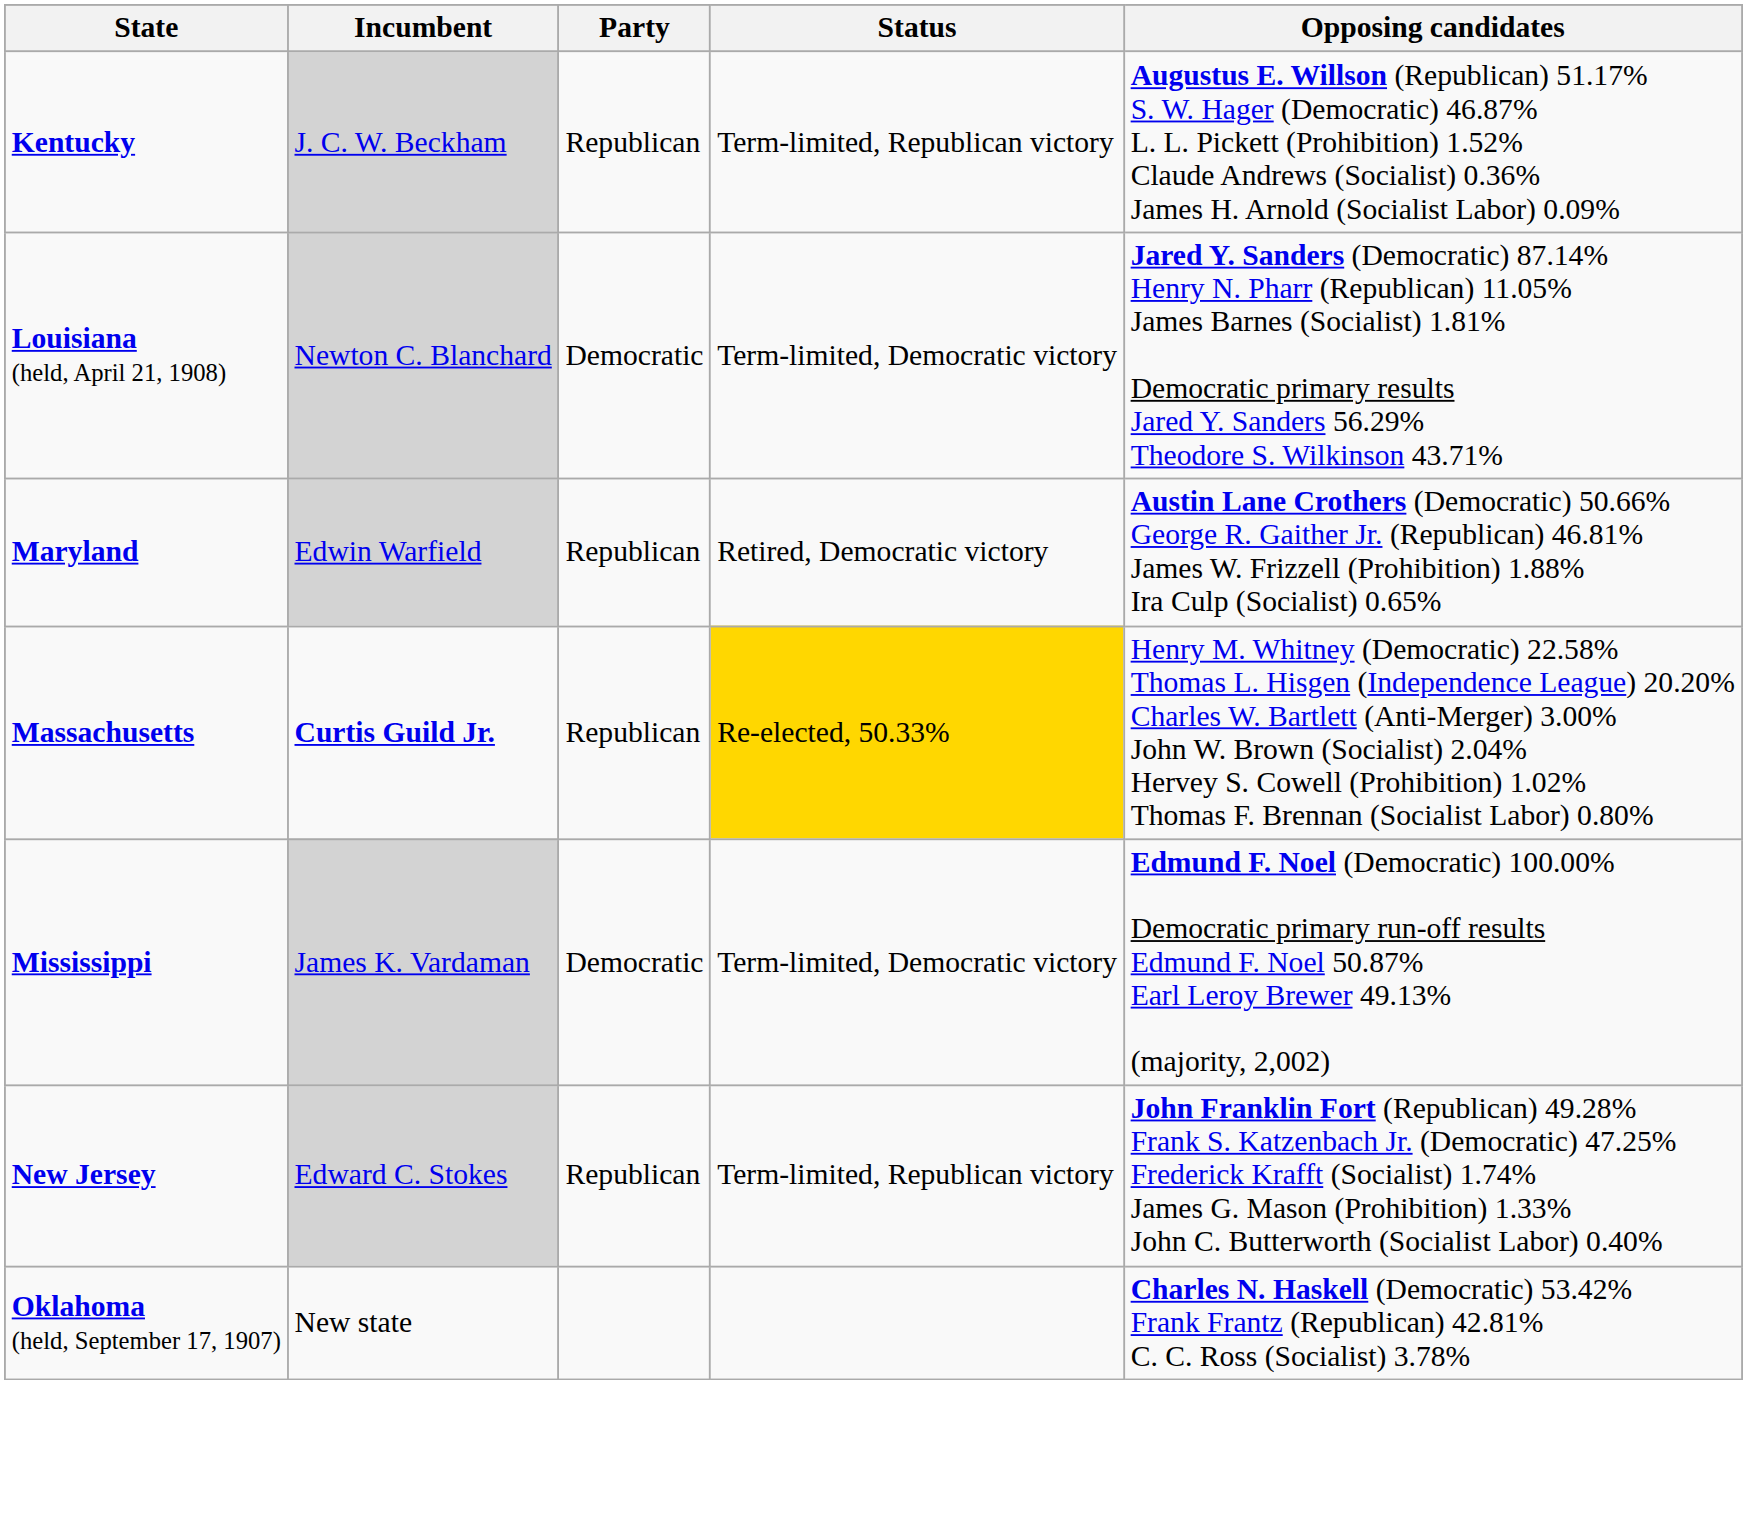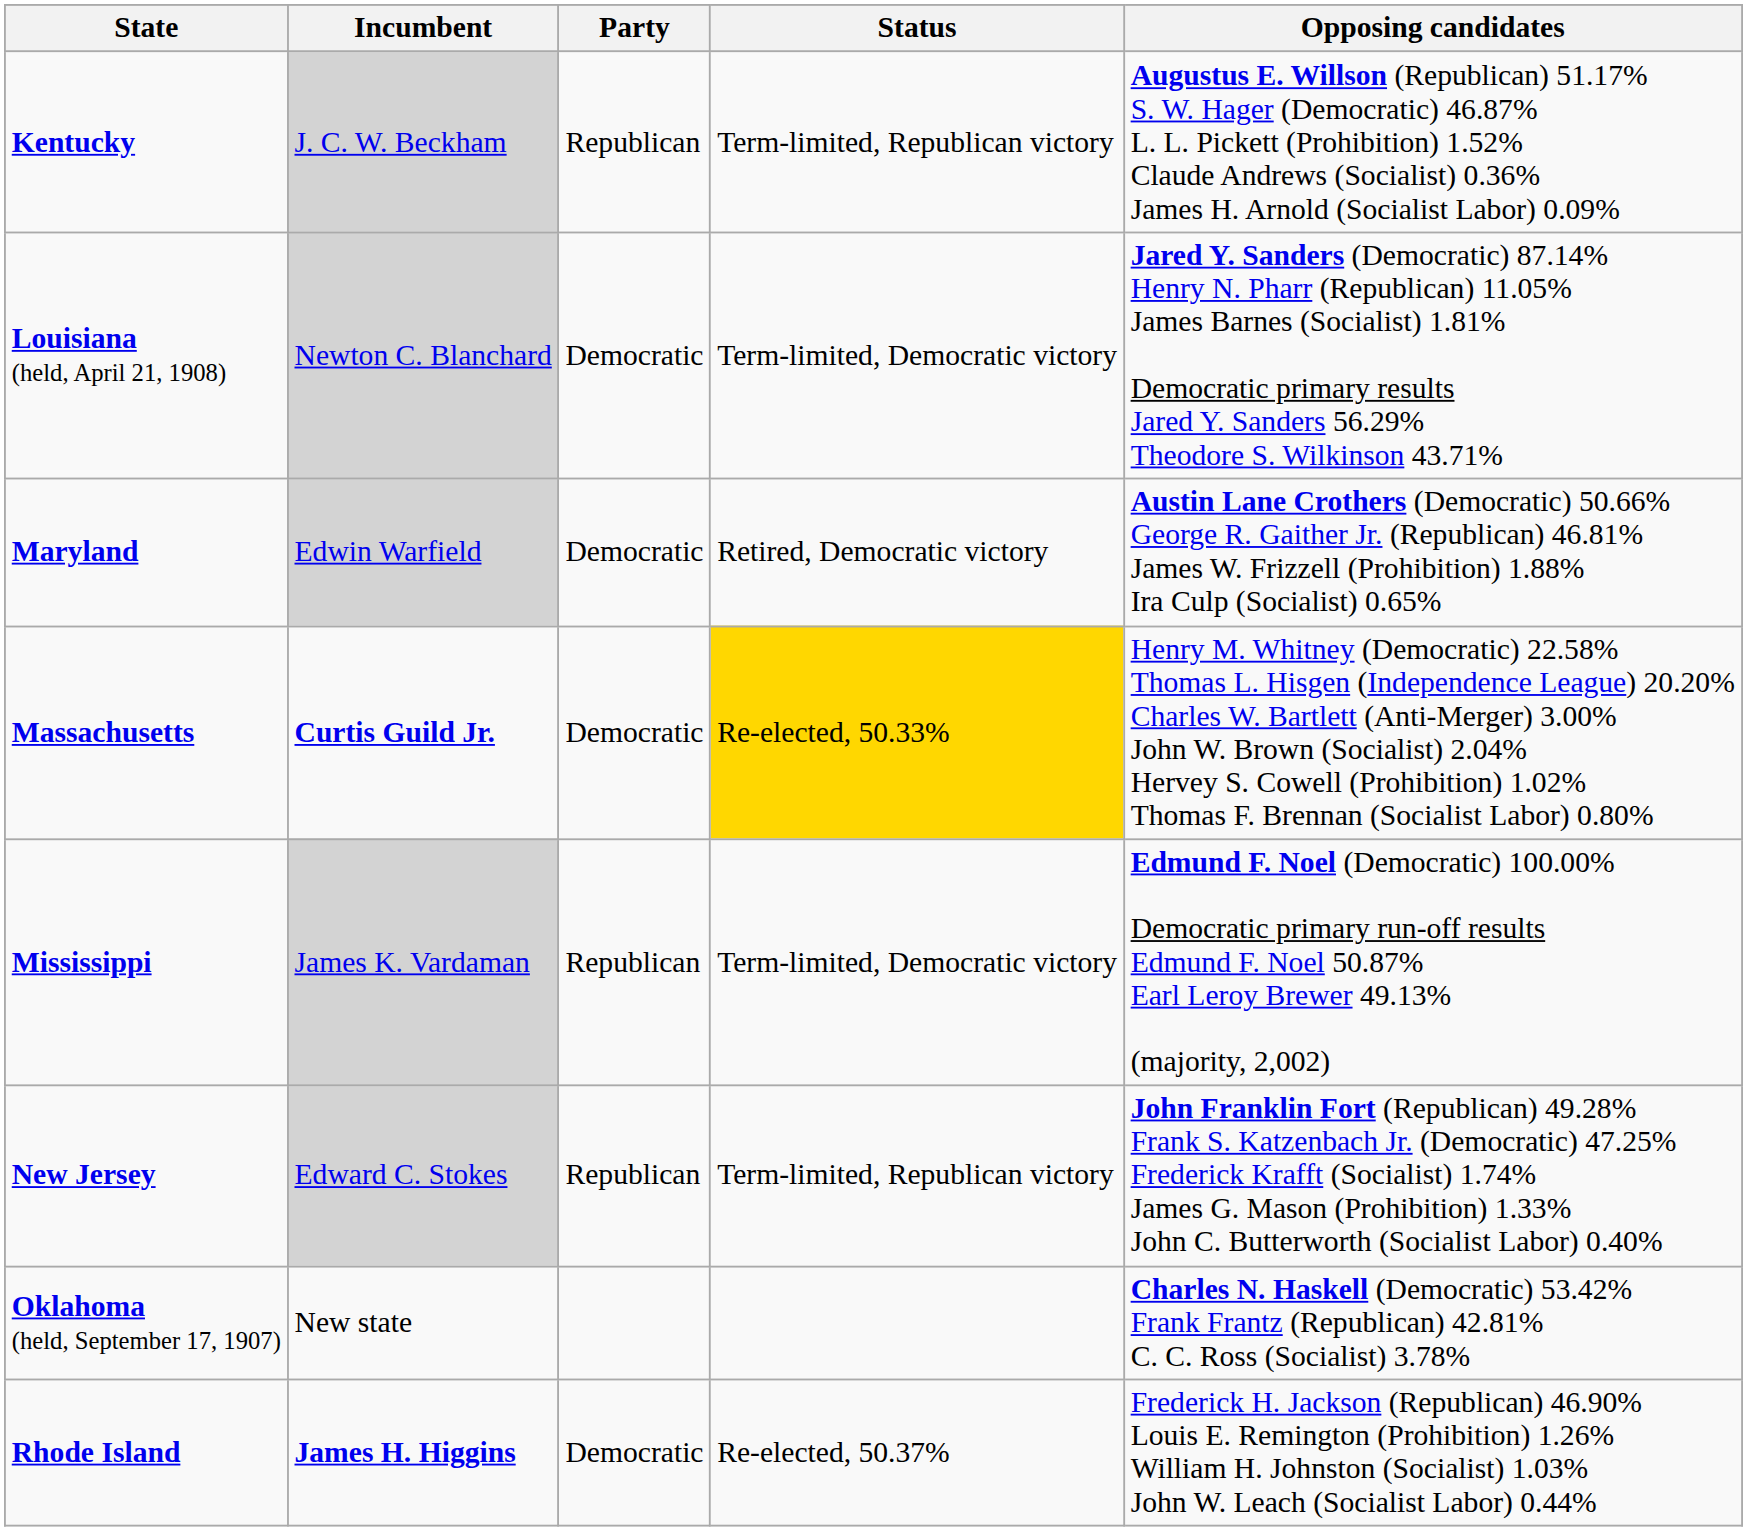(633, 551) Republican -> (634, 551) Democratic
(633, 731) Republican -> (634, 731) Democratic
(634, 961) Democratic -> (633, 961) Republican
+ row: (96, 1452)
